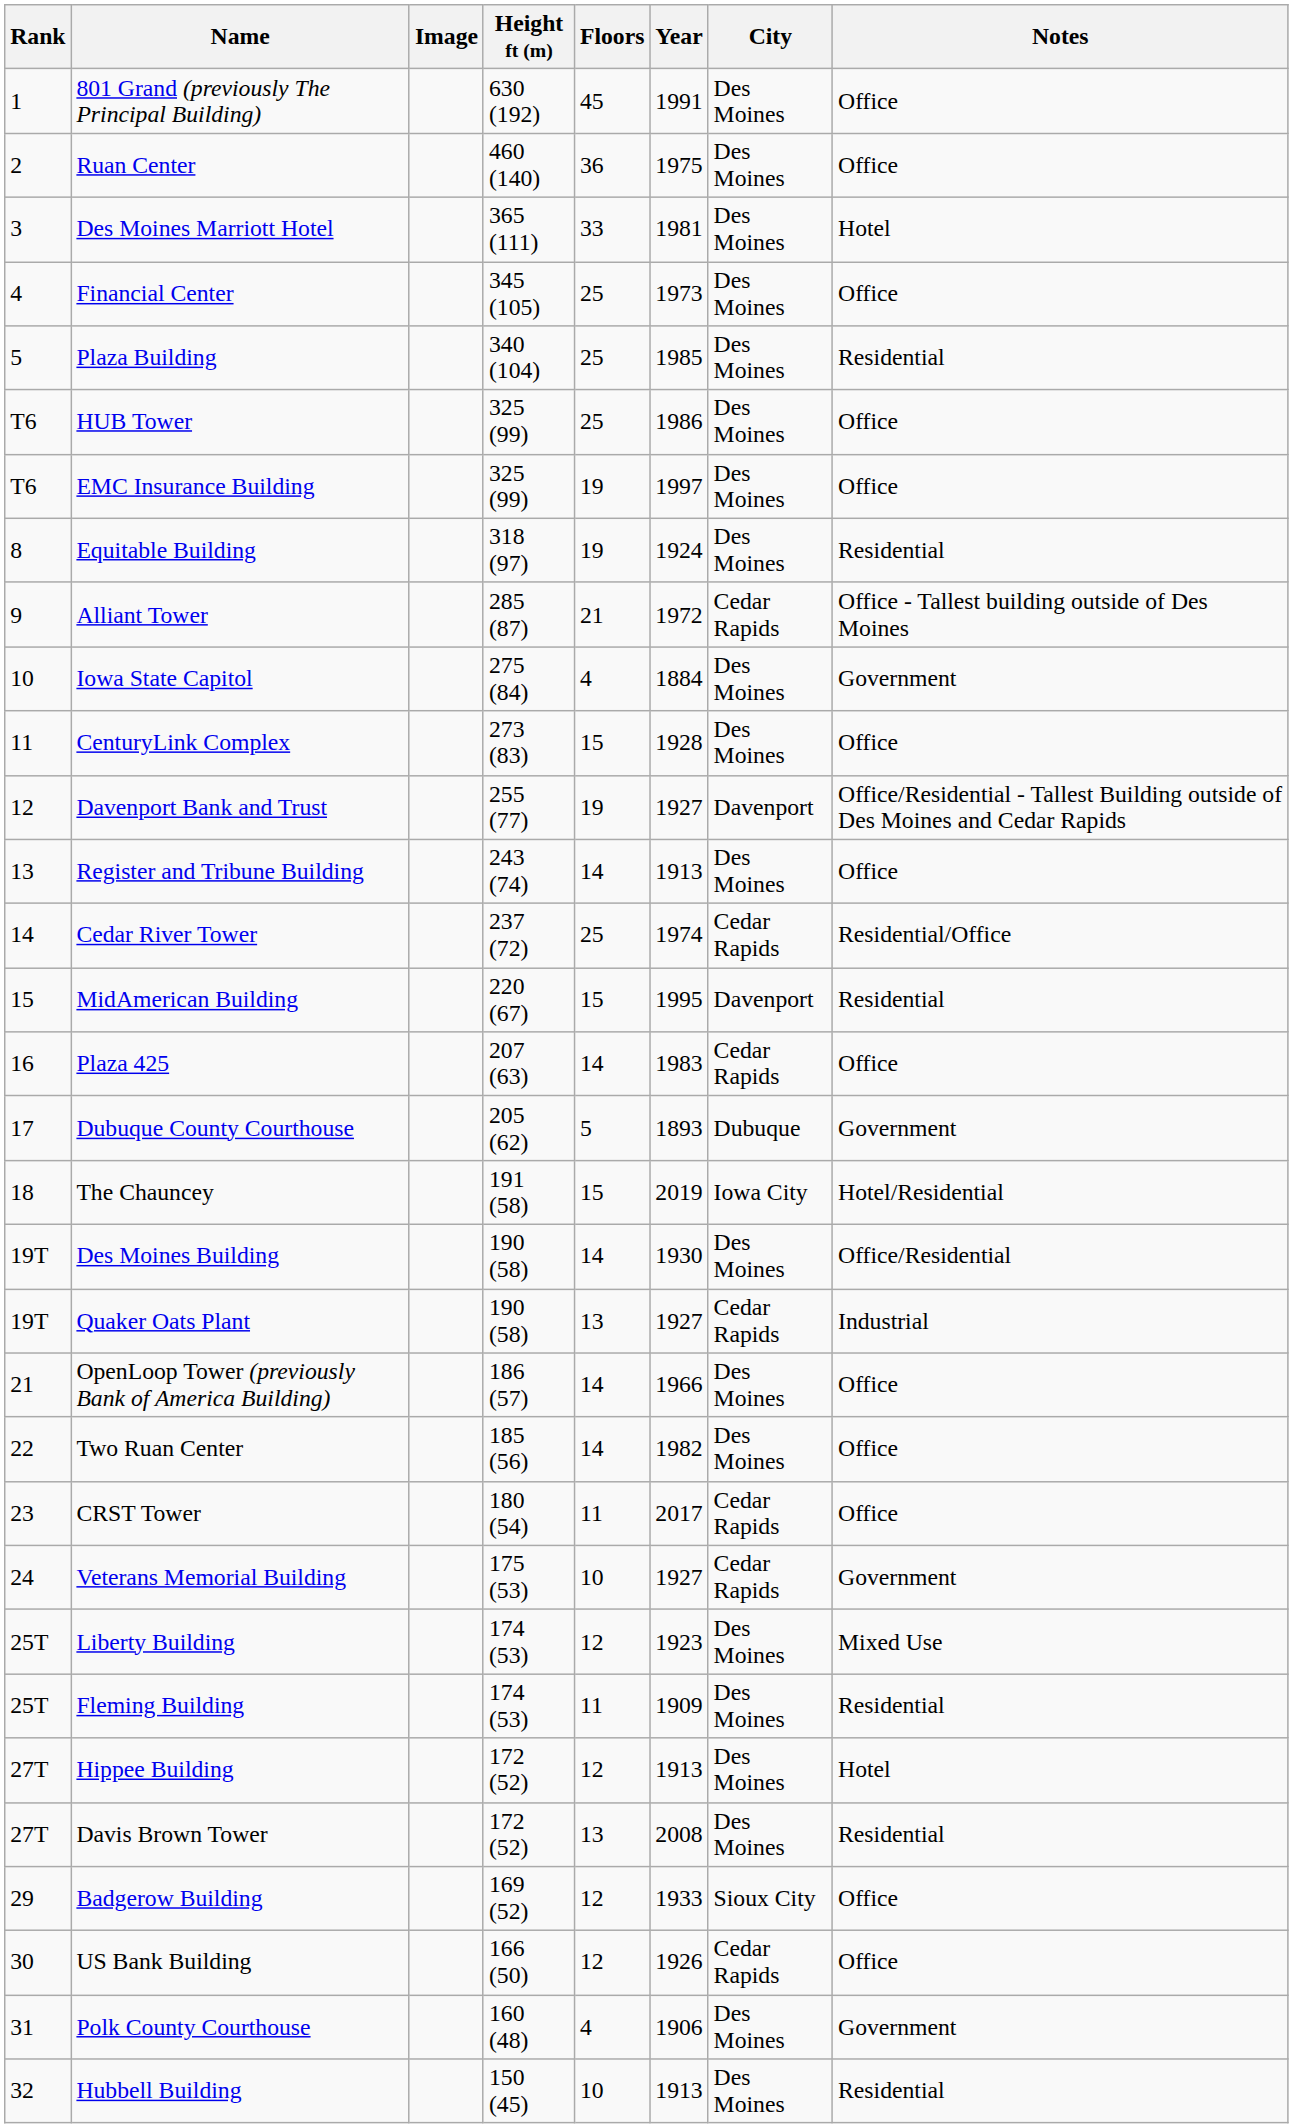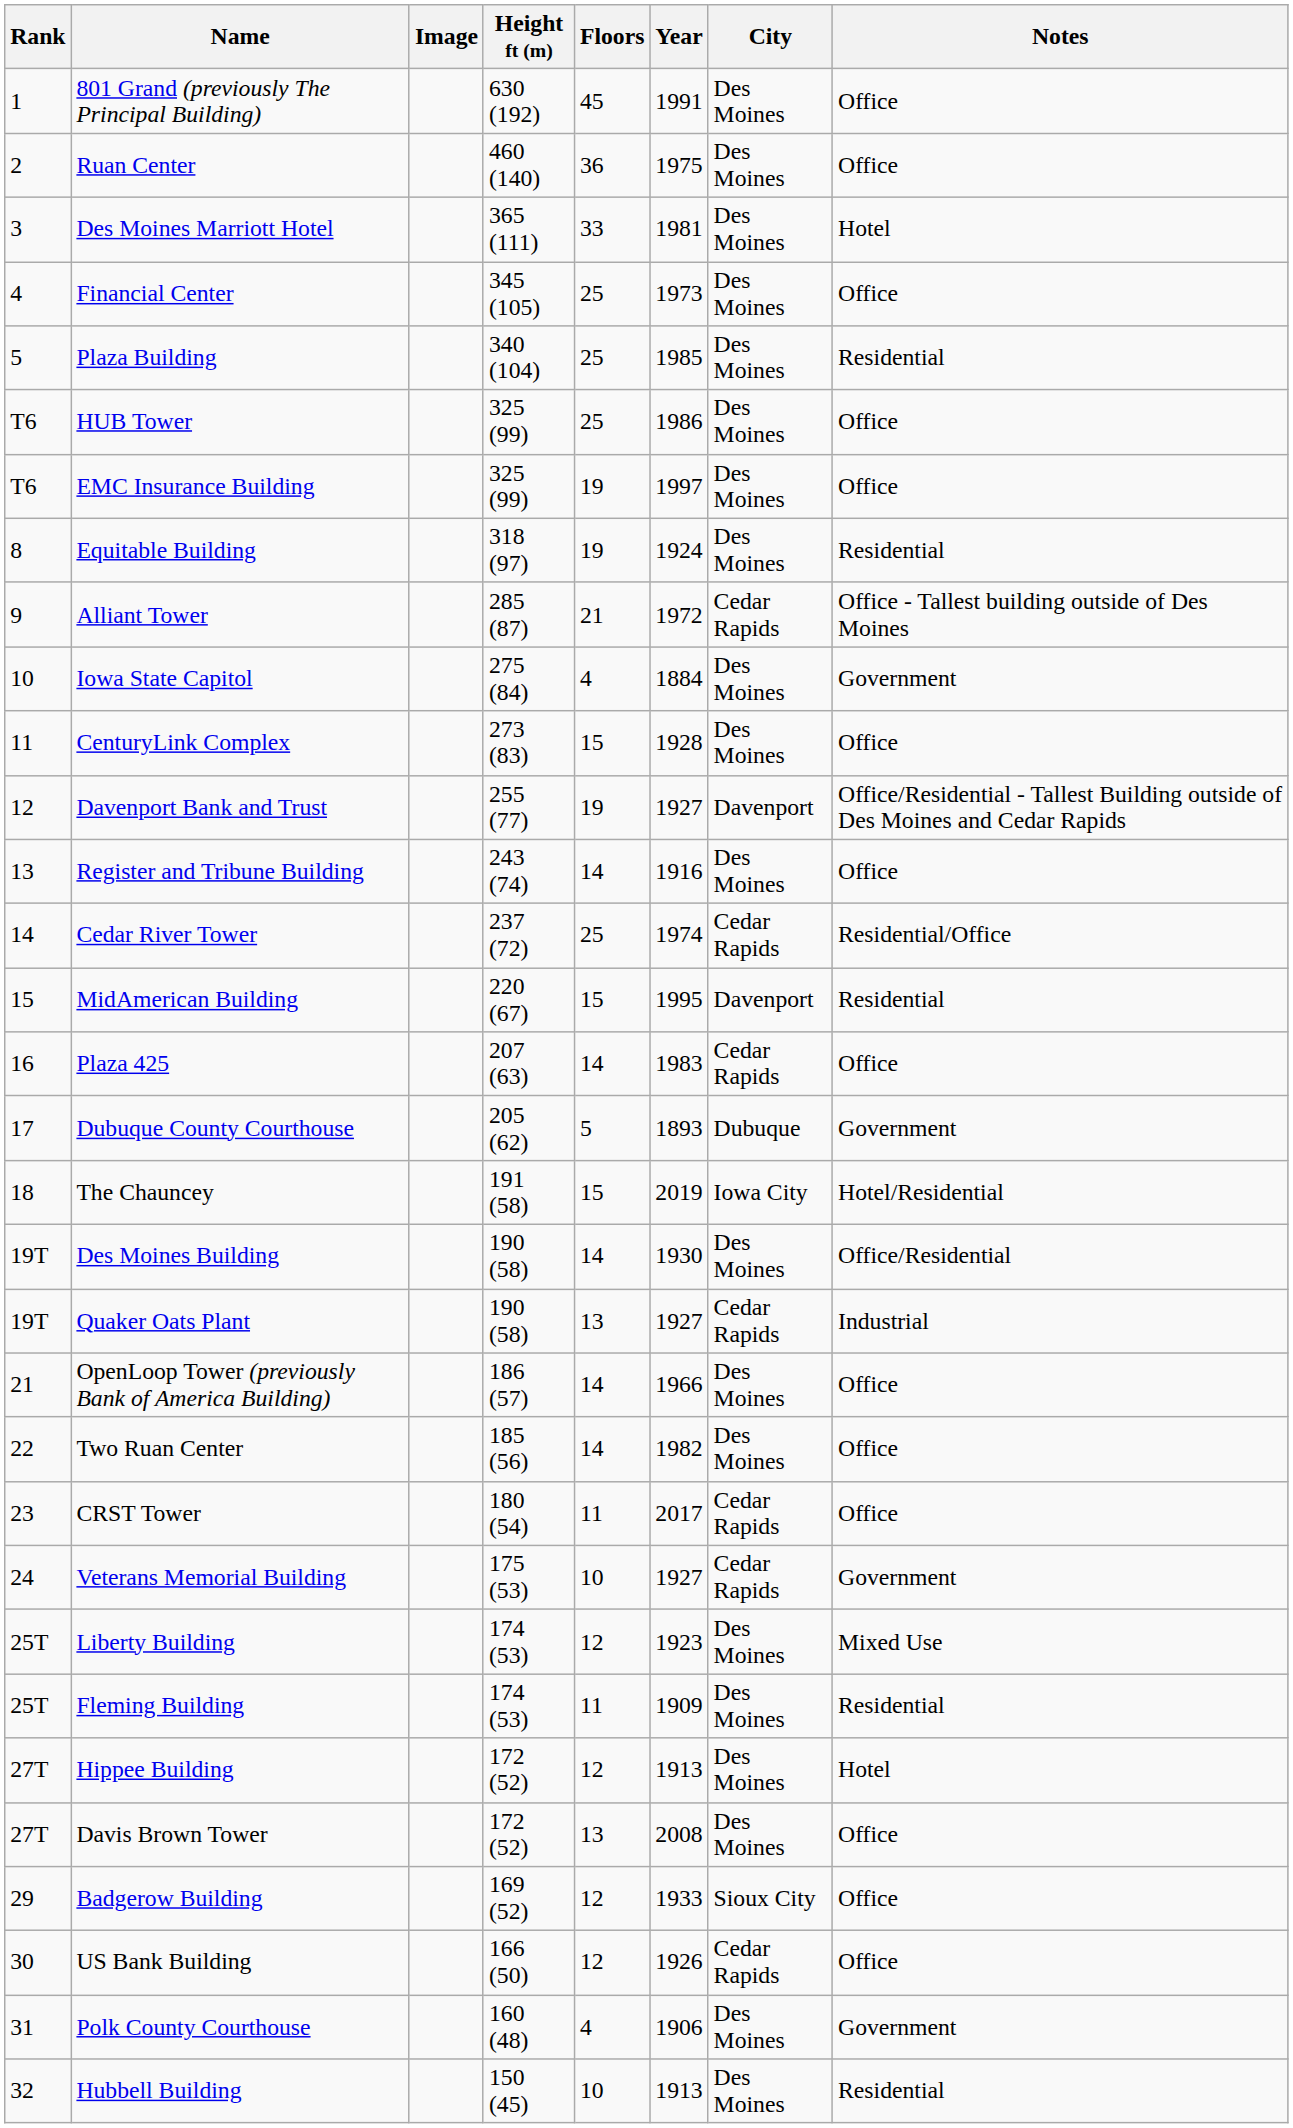(679, 871) 1913 -> (679, 871) 1916
(891, 1834) Residential -> (868, 1834) Office
